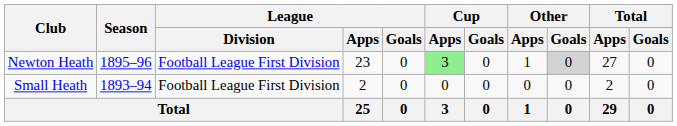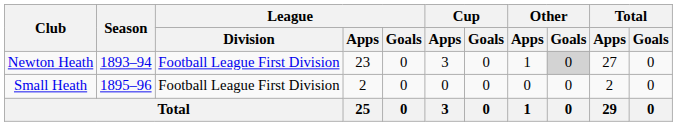(126, 62) 1895–96 -> (126, 62) 1893–94
(445, 62) lightgreen background -> (445, 62) no background
(126, 86) 1893–94 -> (126, 86) 1895–96
